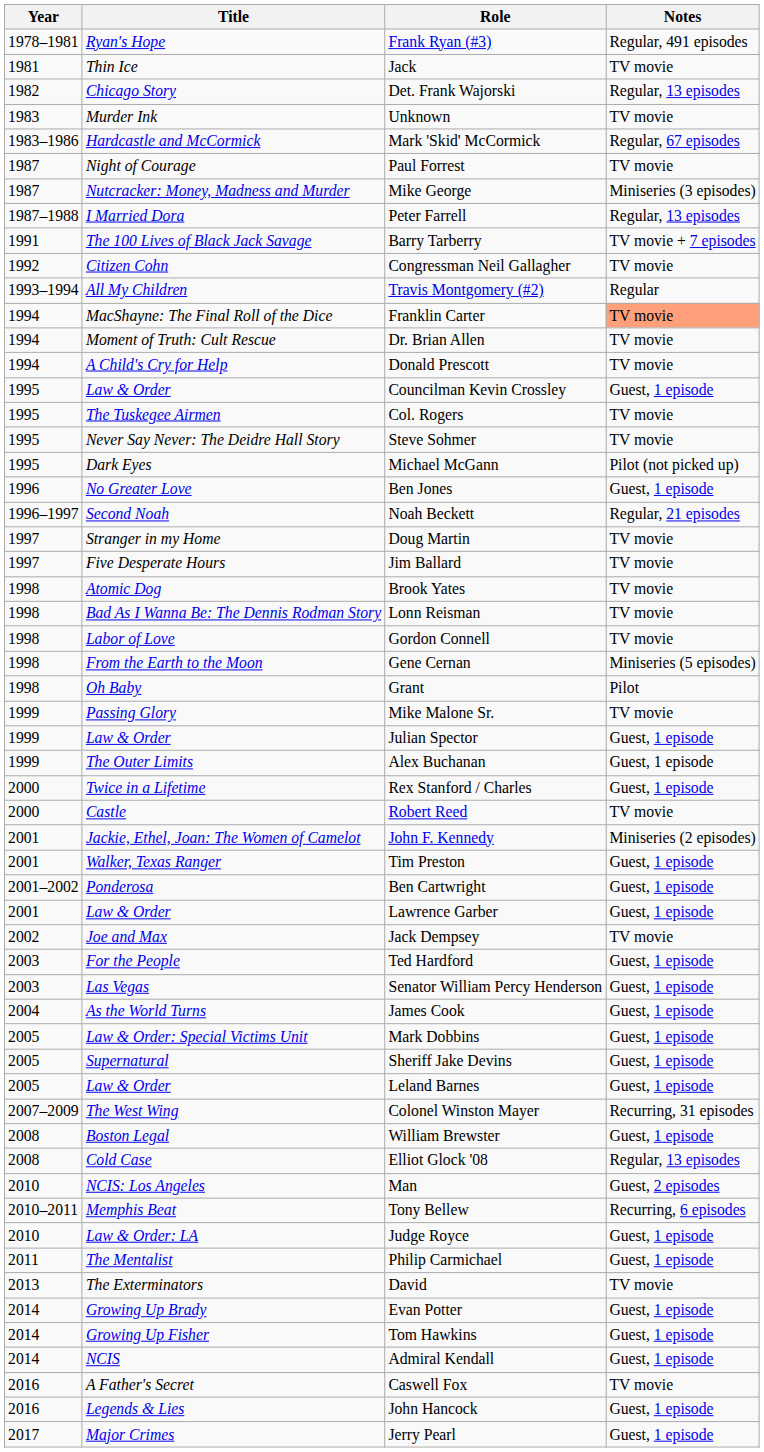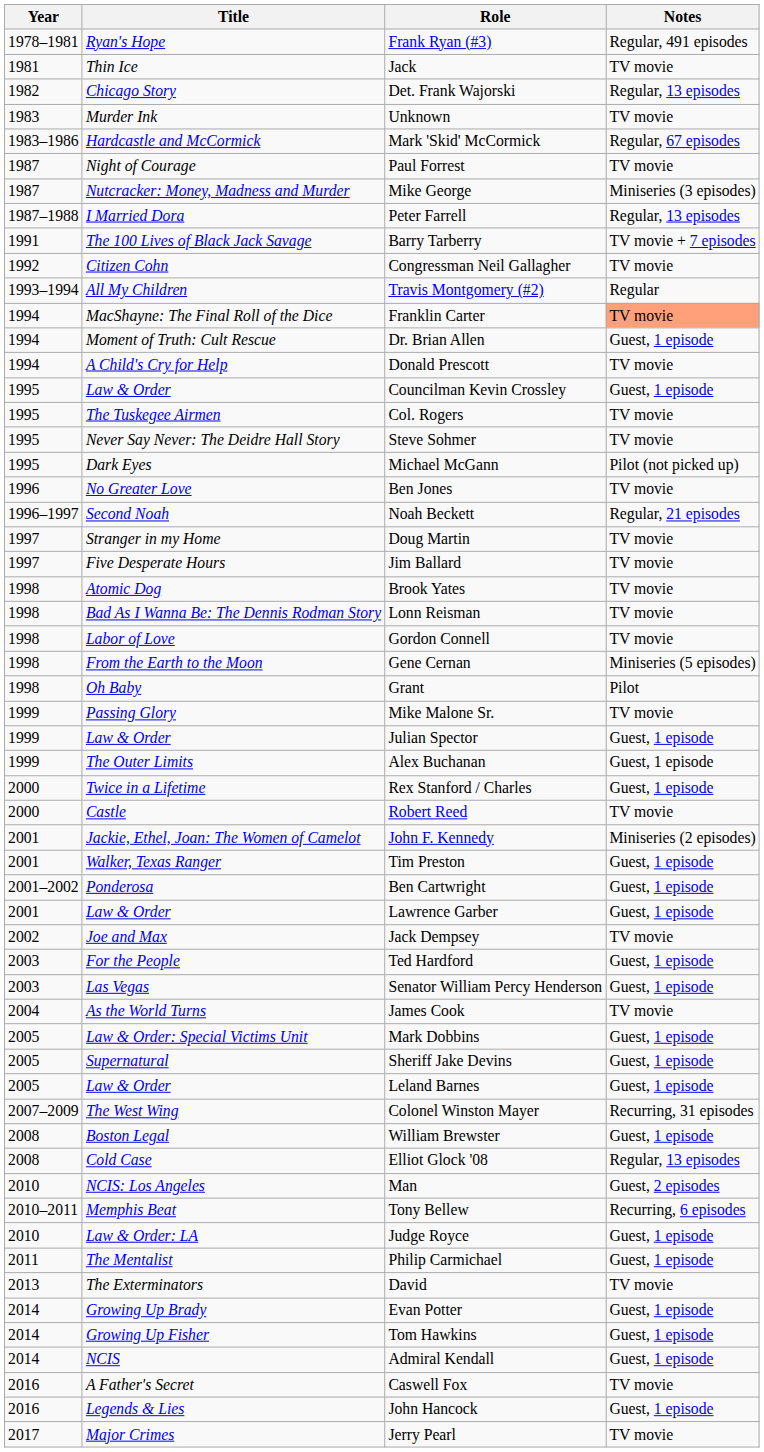(641, 340) TV movie -> (661, 340) Guest, 1 episode
(661, 489) Guest, 1 episode -> (641, 489) TV movie
(661, 1011) Guest, 1 episode -> (641, 1011) TV movie
(661, 1434) Guest, 1 episode -> (641, 1434) TV movie
